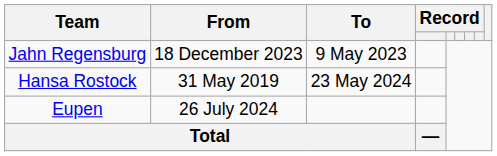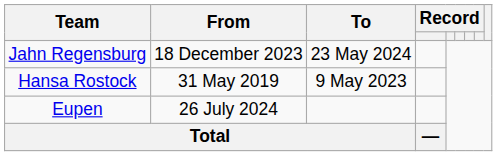(361, 54) 9 May 2023 -> (361, 54) 23 May 2024
(361, 81) 23 May 2024 -> (361, 81) 9 May 2023
